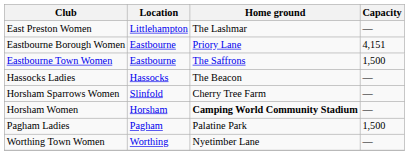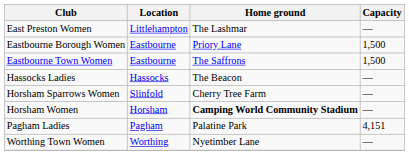(374, 45) 4,151 -> (374, 45) 1,500
(374, 126) 1,500 -> (374, 126) 4,151
